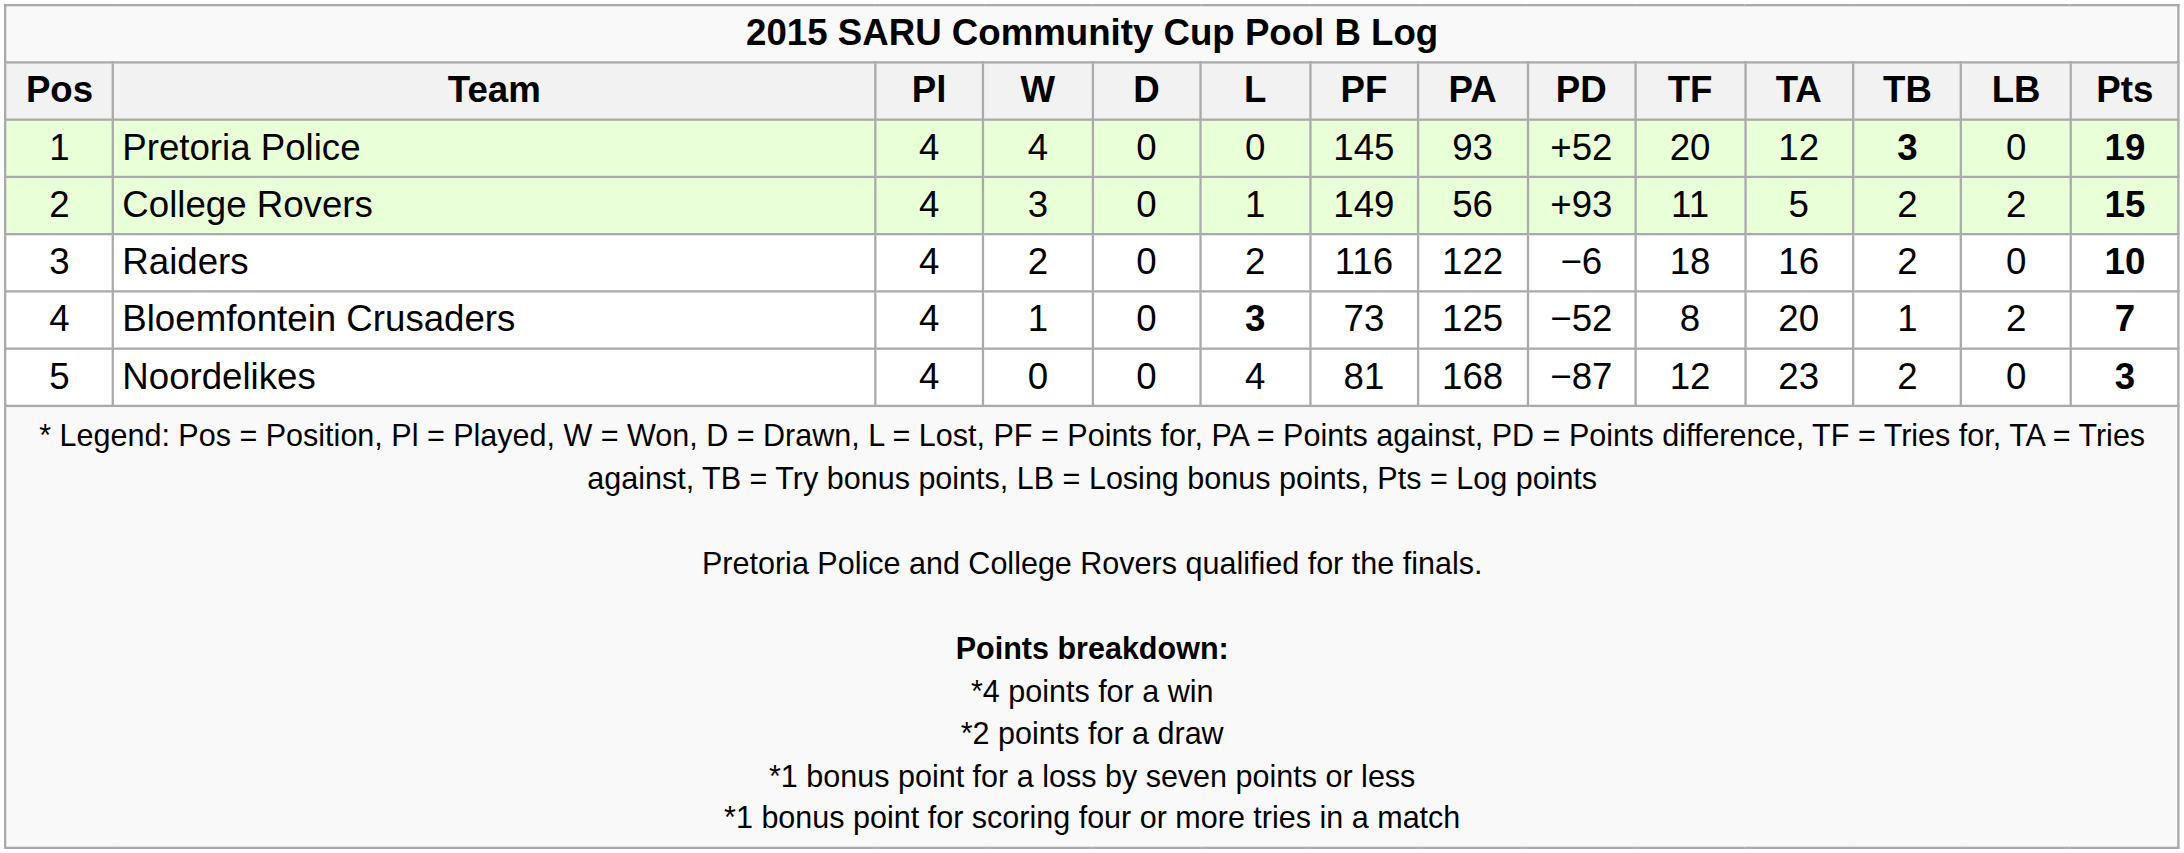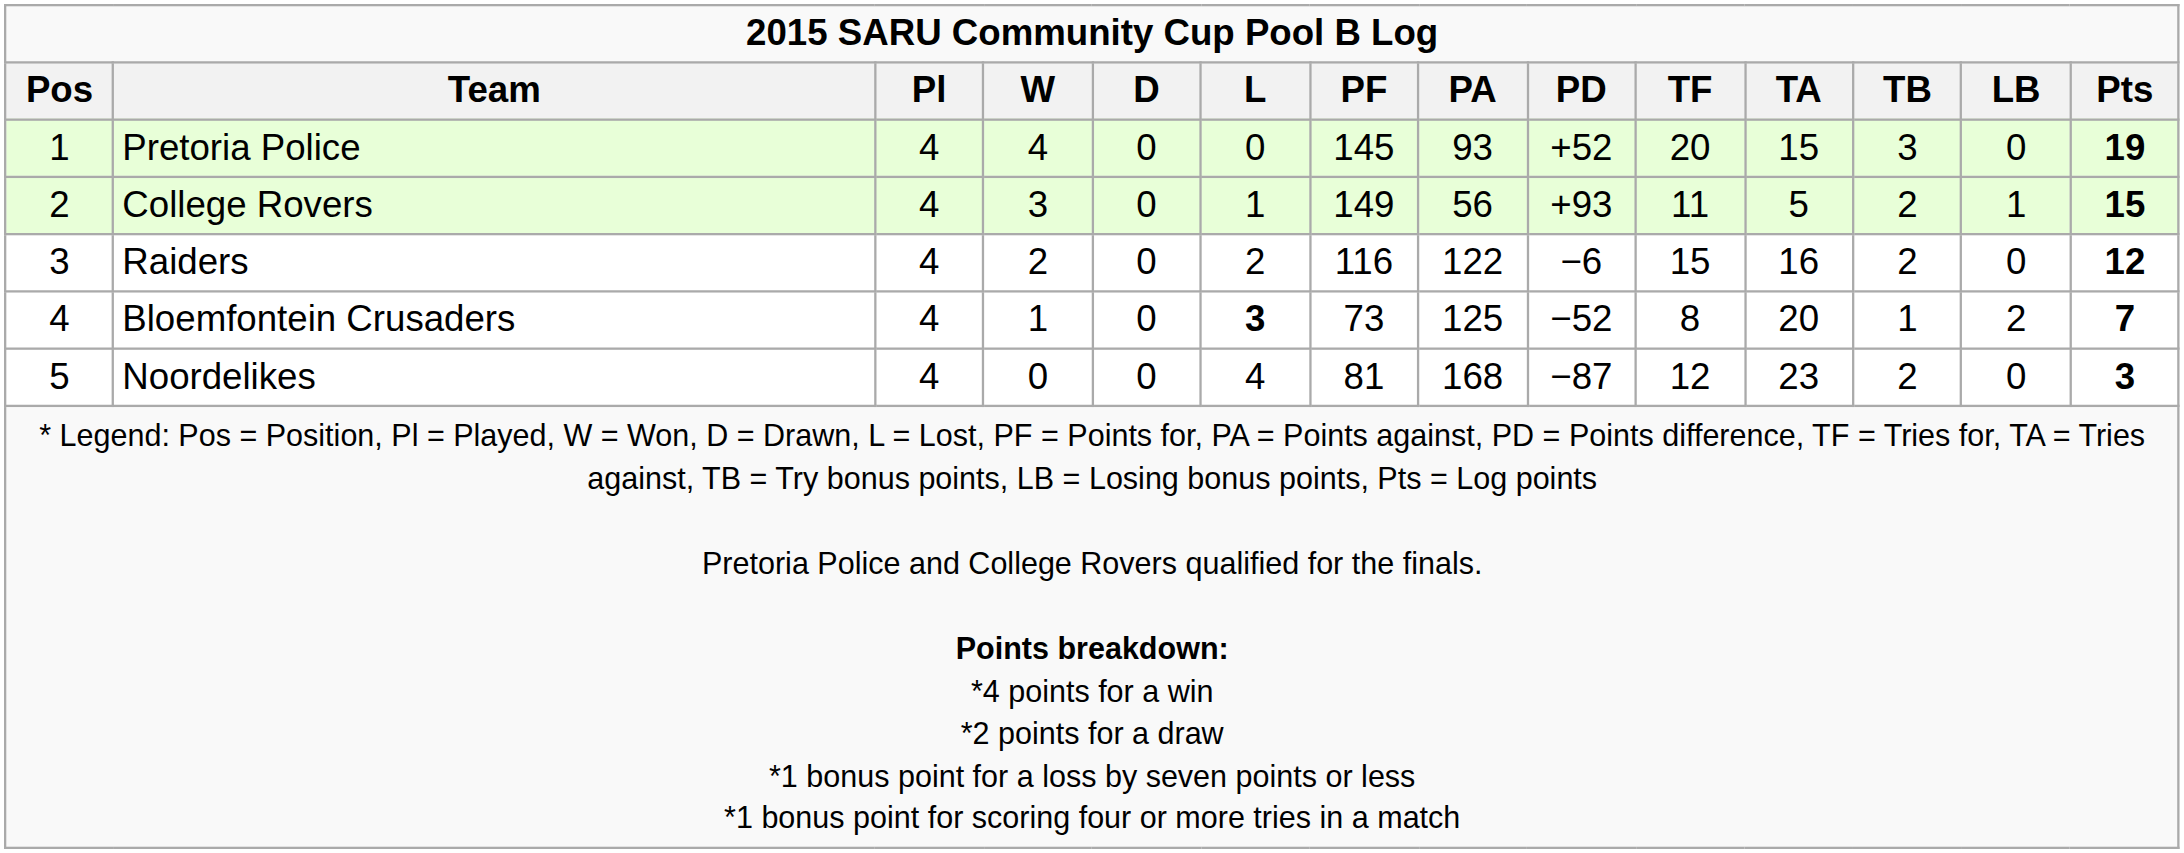(1799, 147) 12 -> (1799, 147) 15
(1907, 147) bold -> (1907, 147) normal
(2016, 205) 2 -> (2016, 205) 1
(1690, 262) 18 -> (1690, 262) 15
(2125, 262) 10 -> (2125, 262) 12
